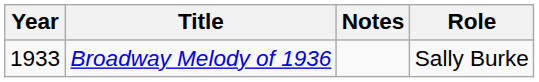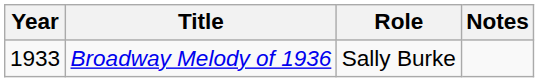columns swapped: (472, 22) <-> (373, 22)
